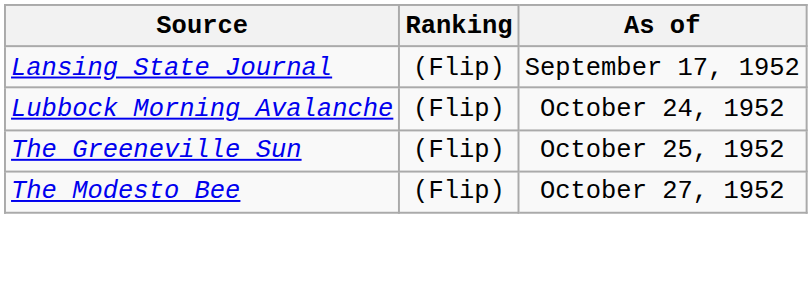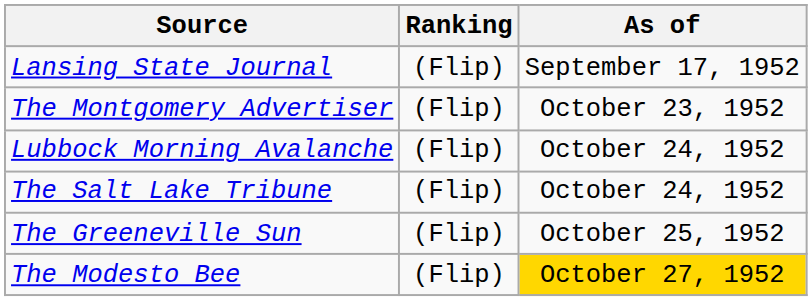+ row: (202, 109)
+ row: (172, 192)
(662, 192) no background -> (662, 275) gold background
